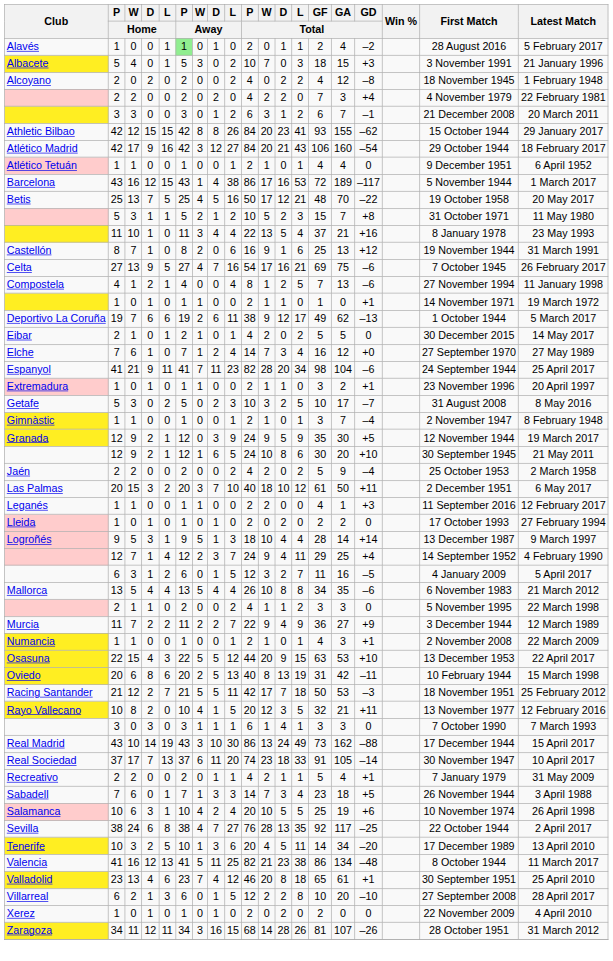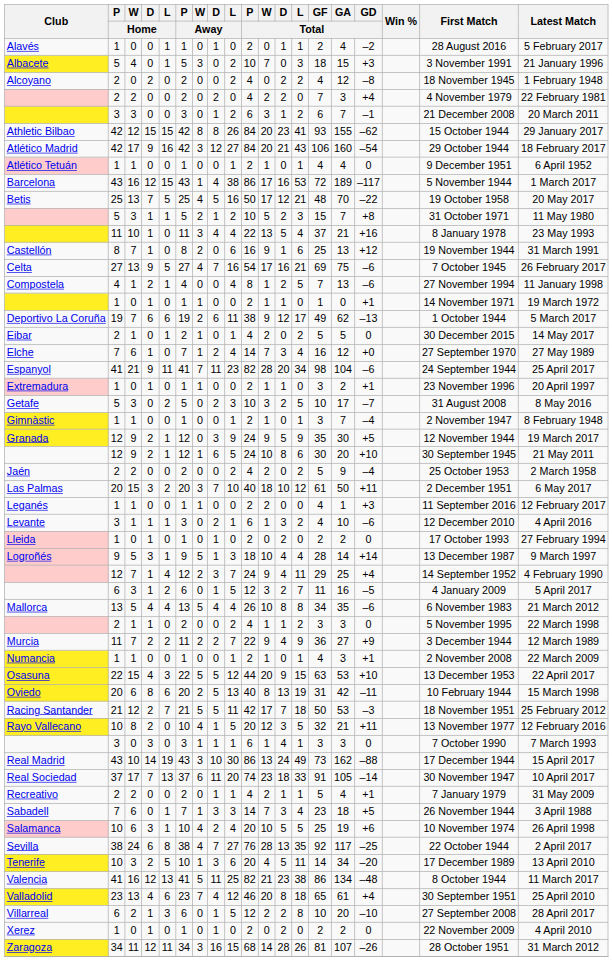(184, 47) lightgreen background -> (184, 47) no background
+ row: (26, 523)
(368, 880) +1 -> (368, 897) +4
(343, 914) 0 -> (343, 931) 2
